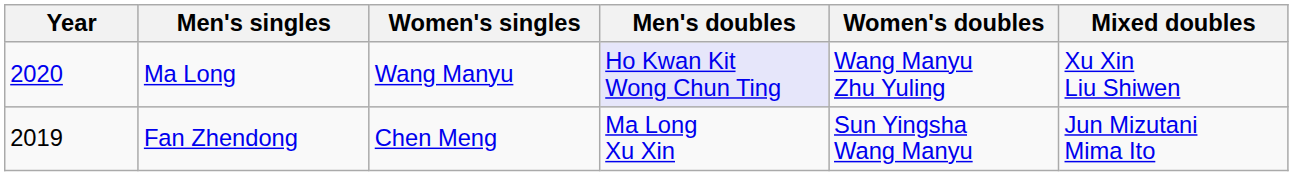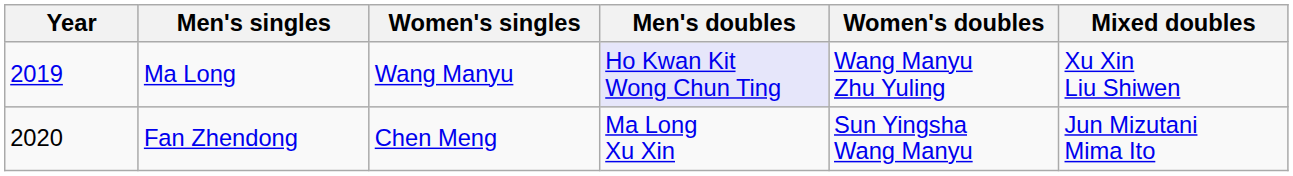(37, 74) 2020 -> (37, 74) 2019
(37, 138) 2019 -> (37, 138) 2020
